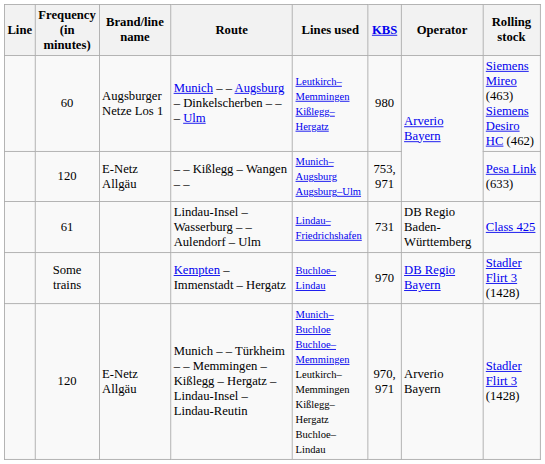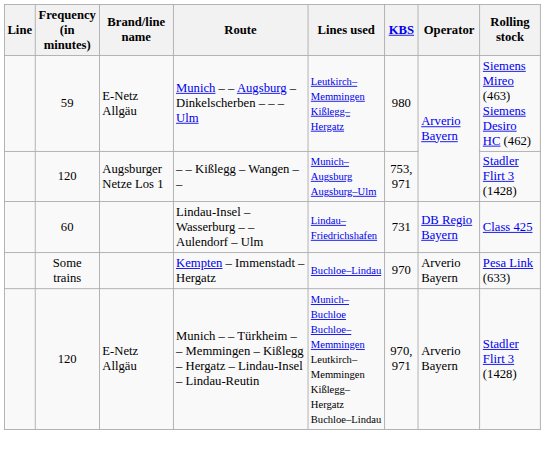(67, 103) 60 -> (67, 103) 59
(133, 103) Augsburger Netze Los 1 -> (120, 103) E-Netz Allgäu
(120, 176) E-Netz Allgäu -> (133, 176) Augsburger Netze Los 1
(511, 176) Pesa Link (633) -> (501, 176) Stadler Flirt 3 (1428)
(67, 227) 61 -> (67, 227) 60
(438, 227) DB Regio Baden-Württemberg -> (447, 227) DB Regio Bayern
(430, 278) DB Regio Bayern -> (441, 270) Arverio Bayern
(504, 278) Stadler Flirt 3 (1428) -> (508, 270) Pesa Link (633)
